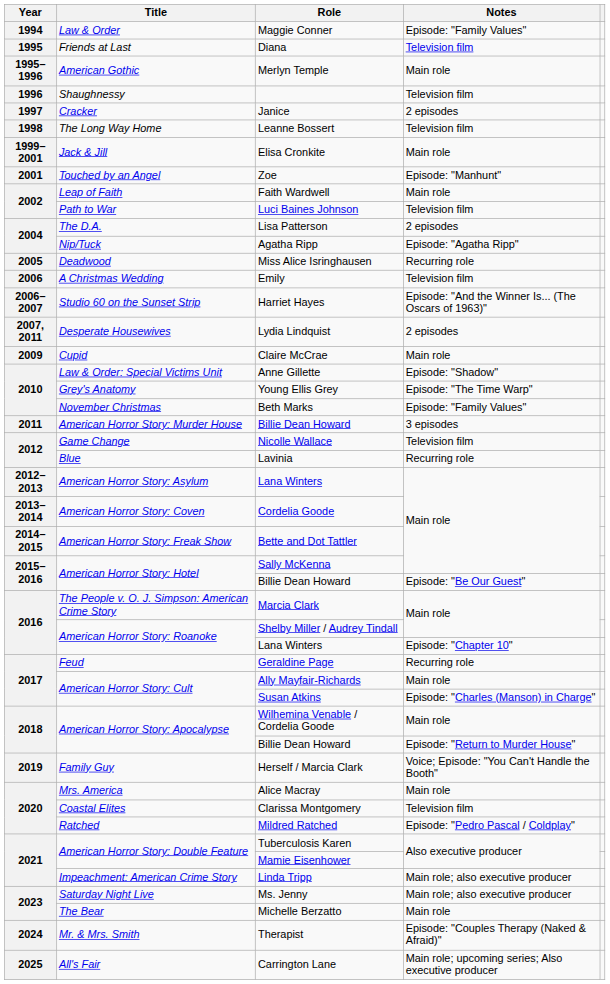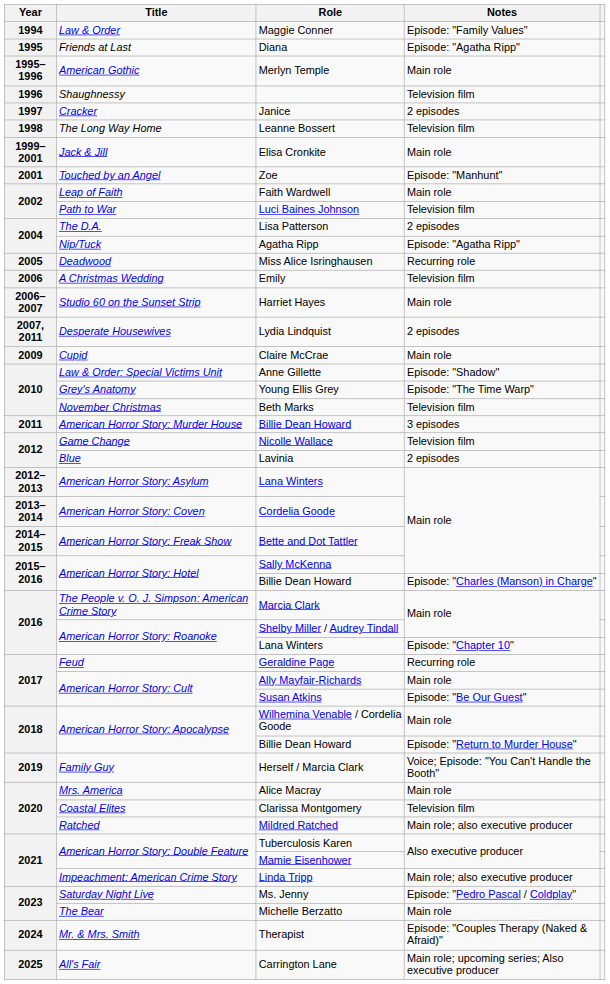(440, 47) Television film -> (463, 47) Episode: "Agatha Ripp"
(491, 302) Episode: "And the Winner Is... (The Oscars of 1963)" -> (429, 302) Main role
(466, 407) Episode: "Family Values" -> (441, 407) Television film
(440, 458) Recurring role -> (433, 458) 2 episodes
(465, 581) Episode: "Be Our Guest" -> (502, 581) Episode: "Charles (Manson) in Charge"
(501, 697) Episode: "Charles (Manson) in Charge" -> (467, 697) Episode: "Be Our Guest"
(490, 825) Episode: "Pedro Pascal / Coldplay" -> (490, 825) Main role; also executive producer
(489, 894) Main role; also executive producer -> (492, 894) Episode: "Pedro Pascal / Coldplay"
